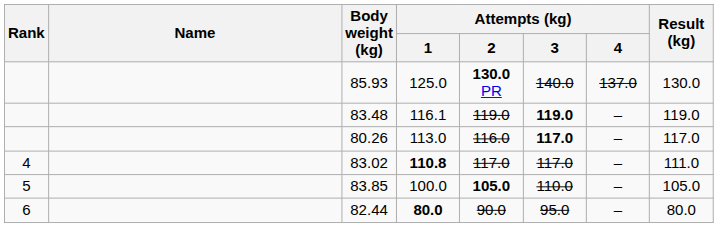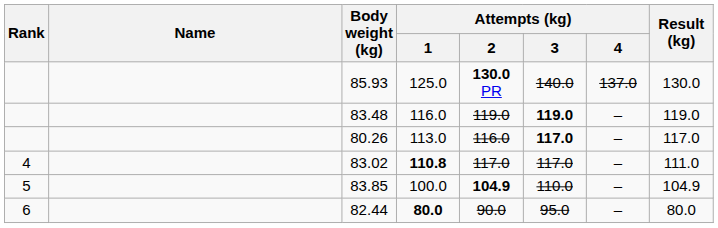(428, 114) 116.1 -> (428, 114) 116.0
(491, 186) 105.0 -> (491, 186) 104.9
(681, 186) 105.0 -> (681, 186) 104.9
